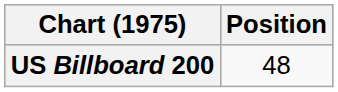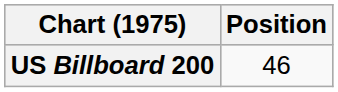(276, 65) 48 -> (276, 65) 46
